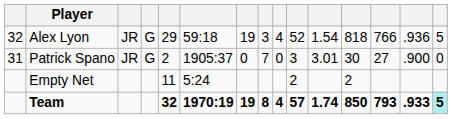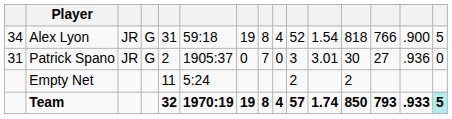(15, 37) 32 -> (15, 37) 34
(169, 37) 29 -> (169, 37) 31
(265, 37) 3 -> (265, 37) 8
(416, 37) .936 -> (416, 37) .900
(416, 59) .900 -> (416, 59) .936
